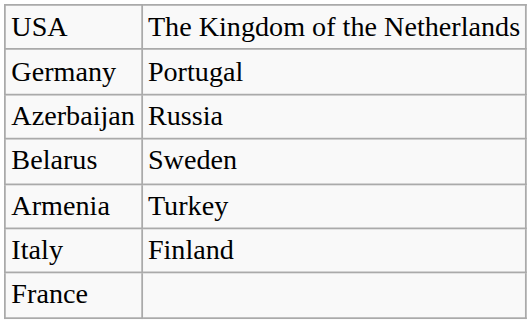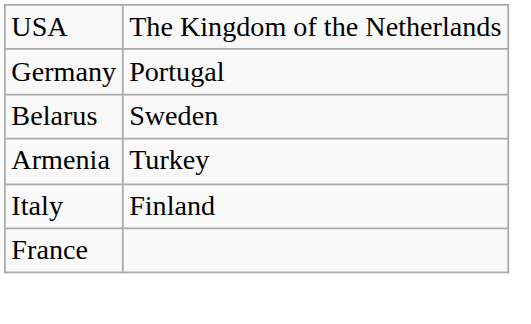- row: (73, 116)
